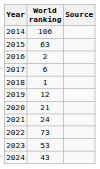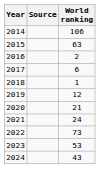columns swapped: (45, 15) <-> (79, 15)
